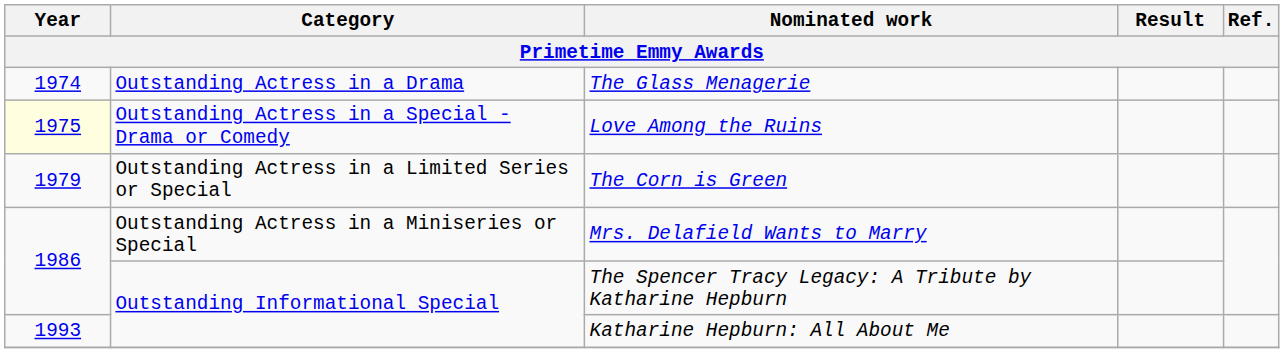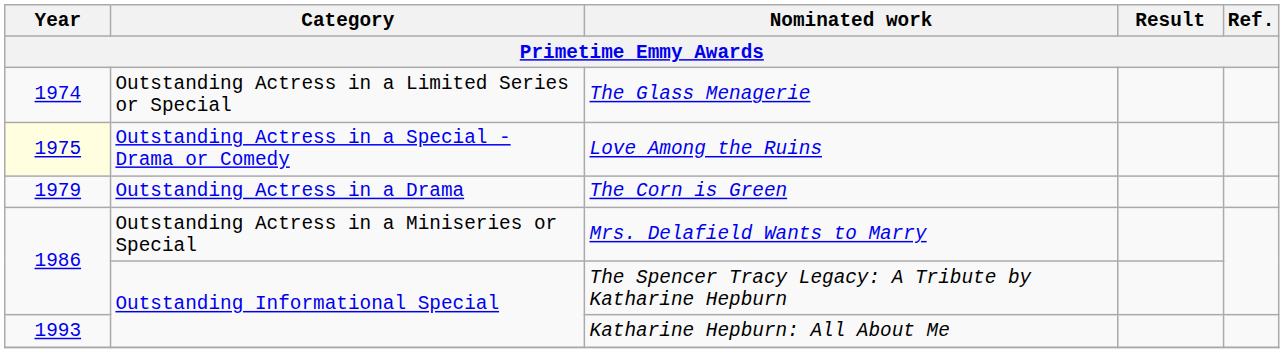(290, 84) Outstanding Actress in a Drama -> (342, 95) Outstanding Actress in a Limited Series or Special
(342, 180) Outstanding Actress in a Limited Series or Special -> (290, 192) Outstanding Actress in a Drama
